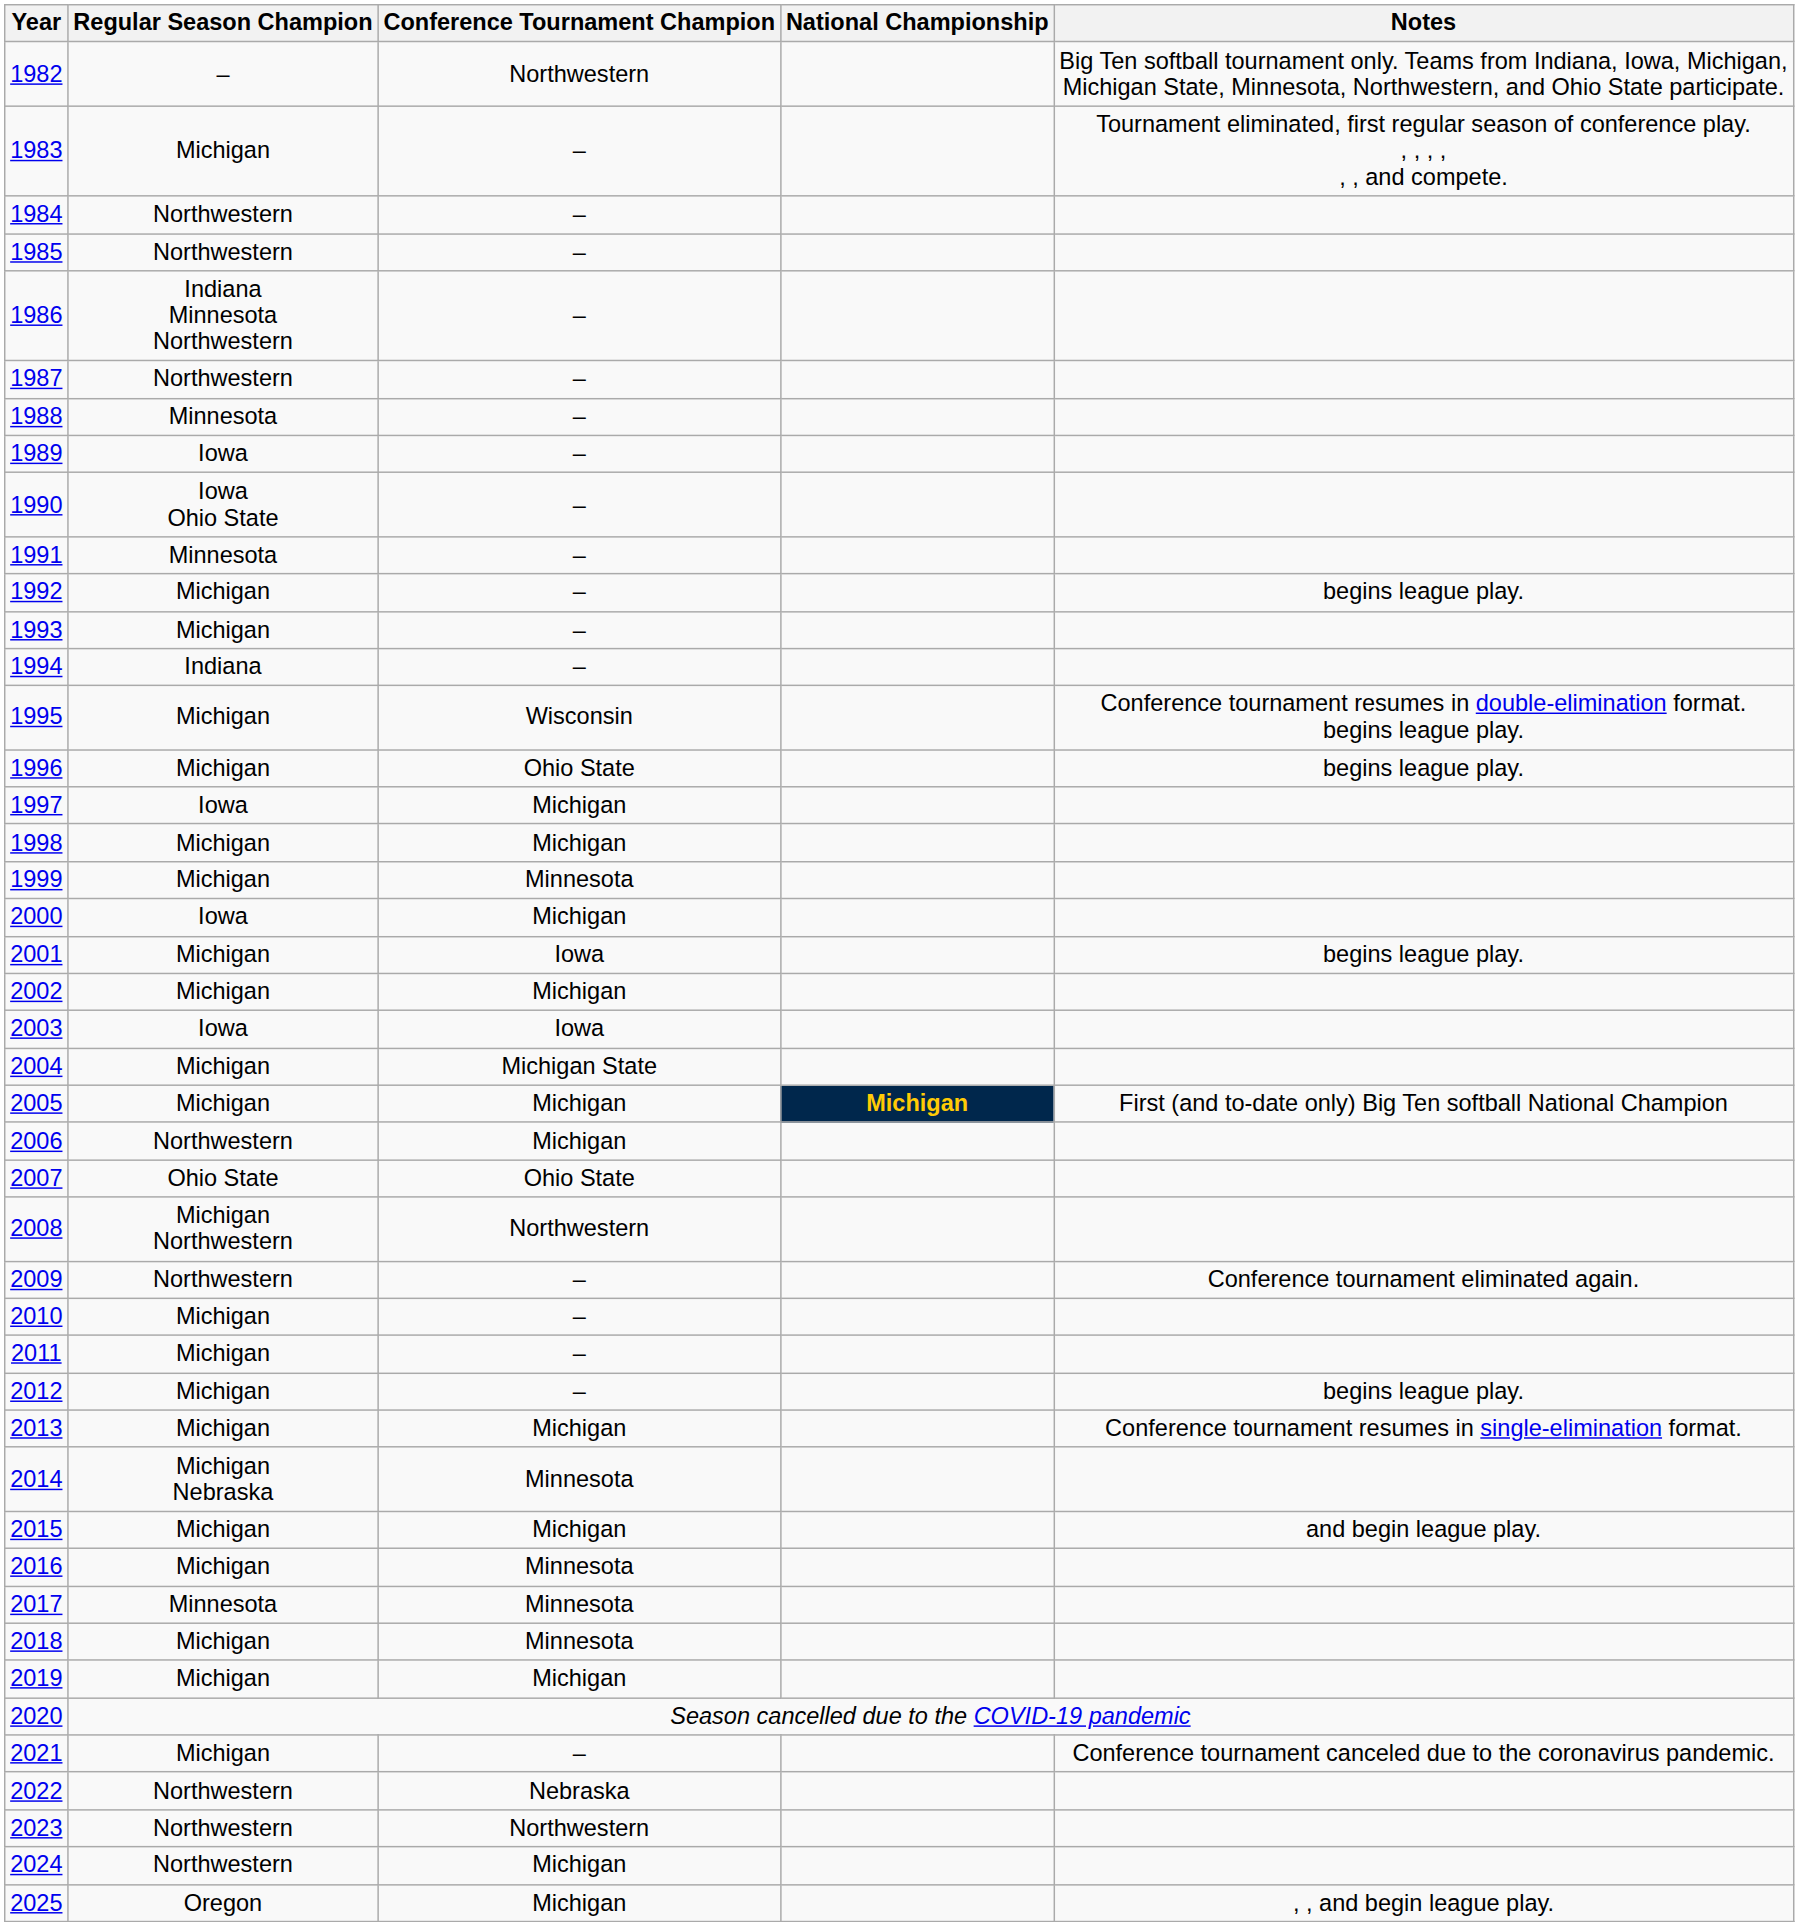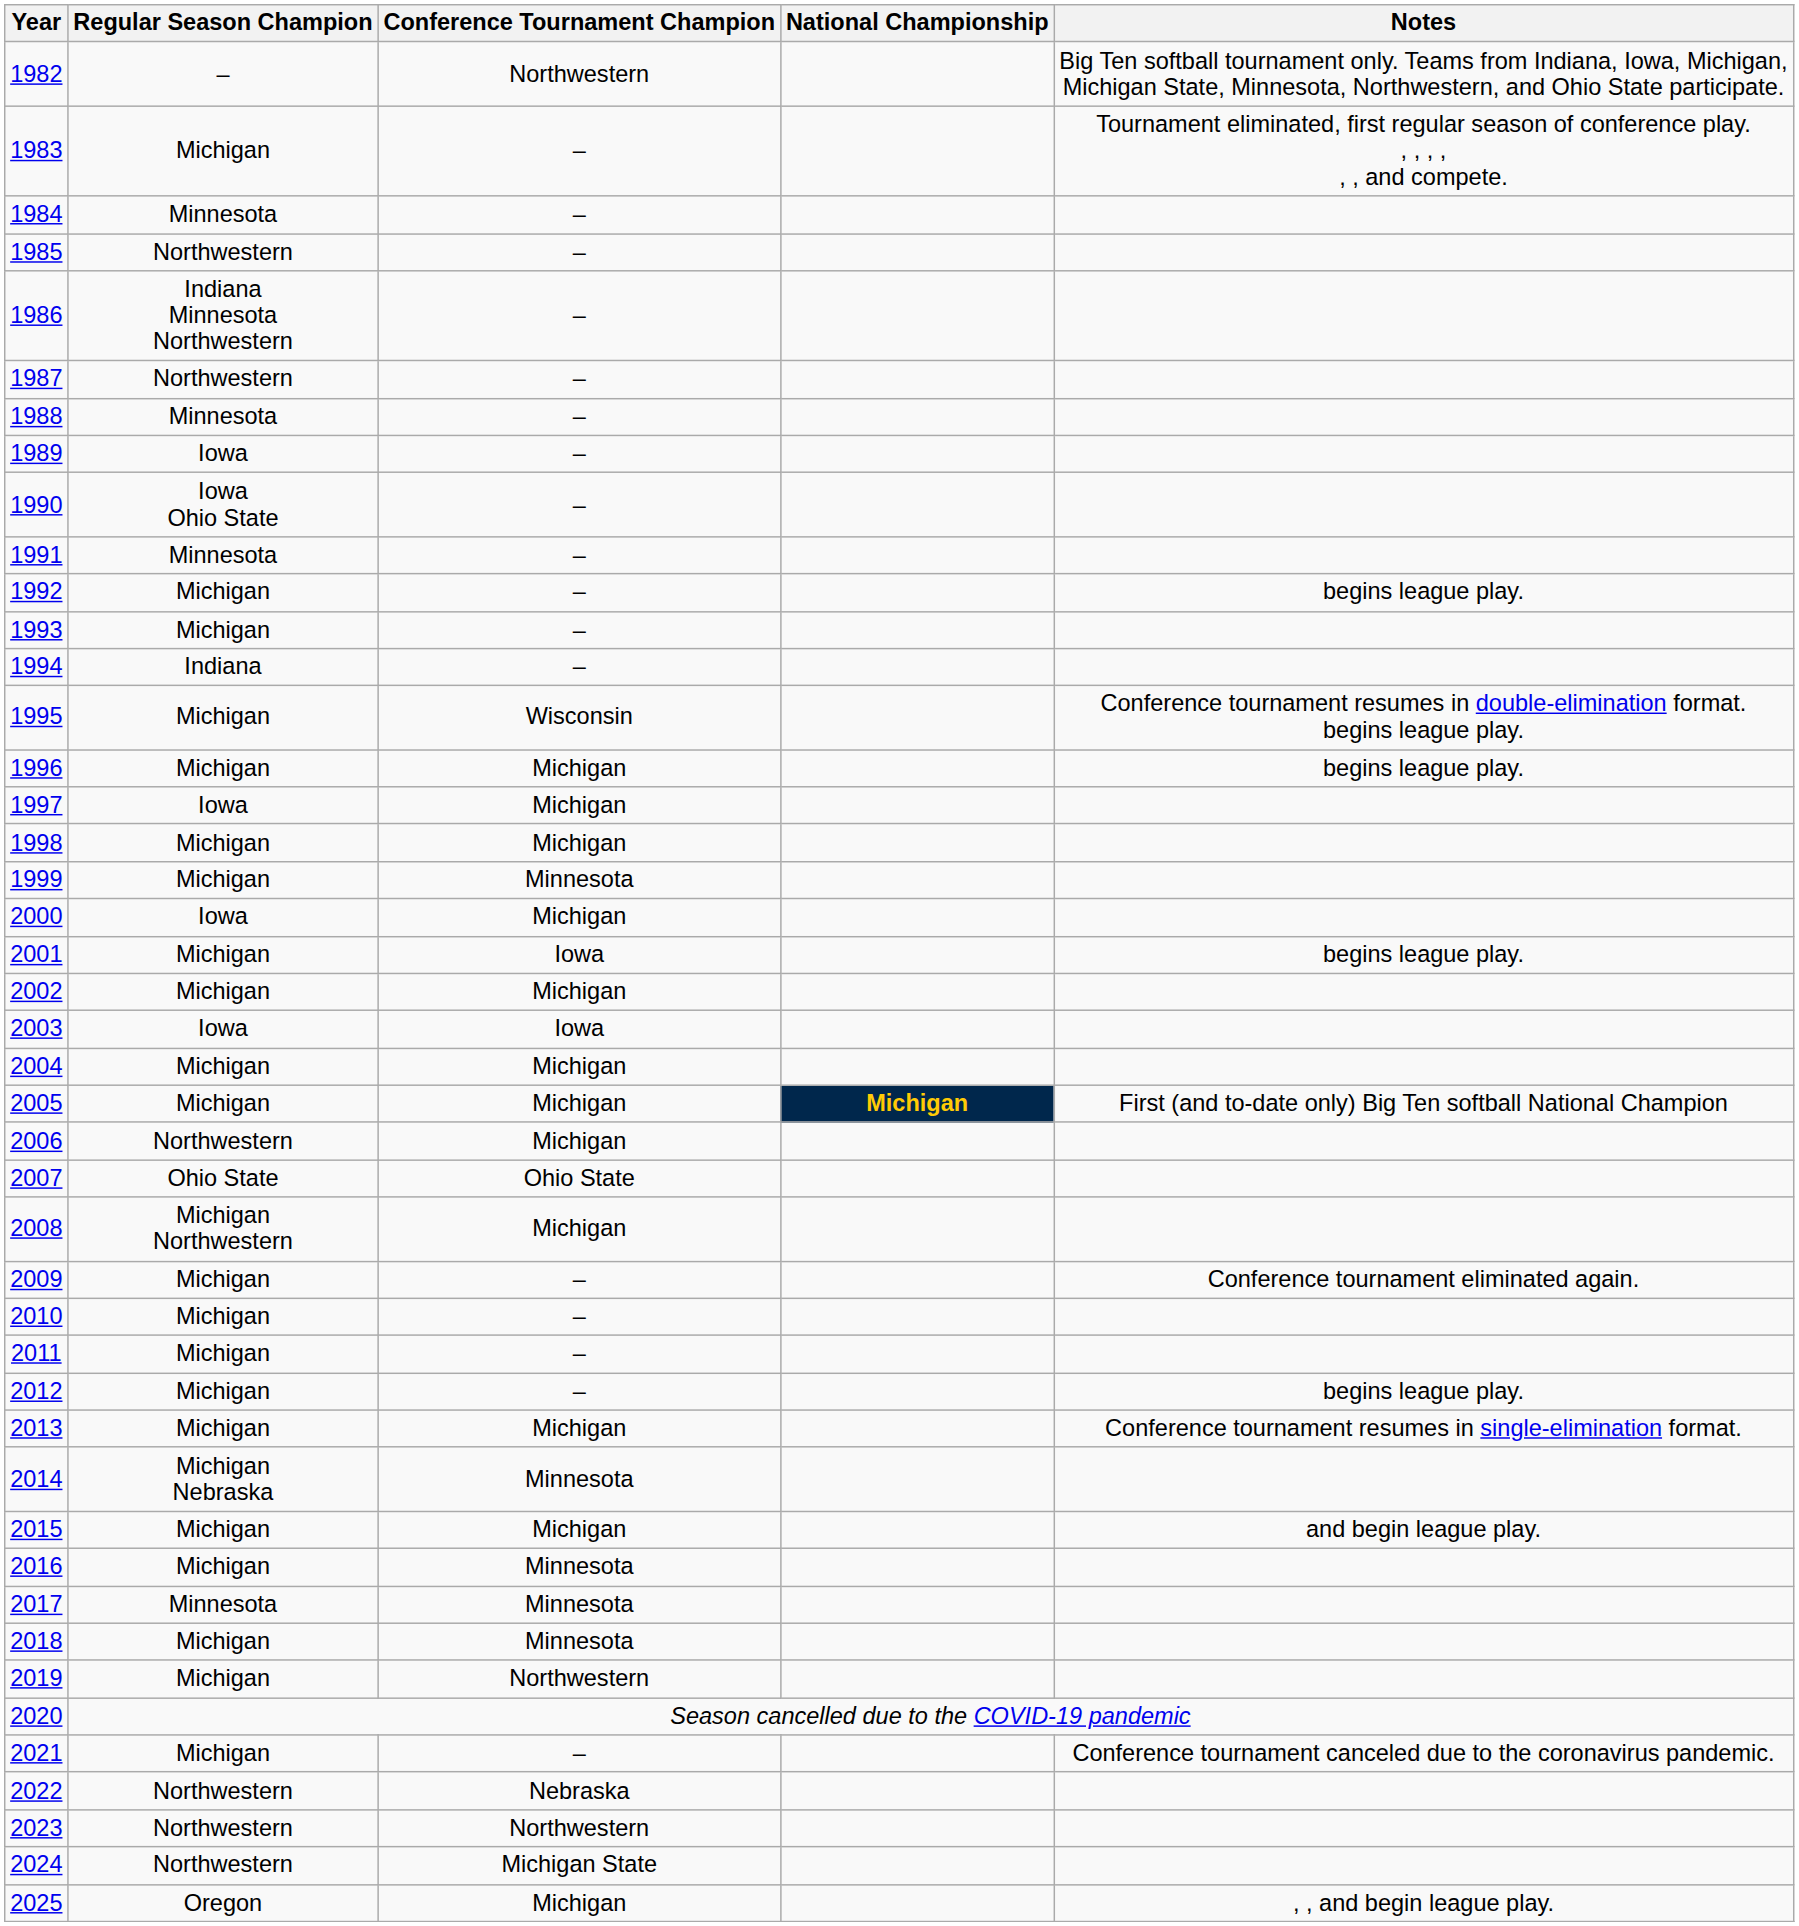(223, 214) Northwestern -> (223, 214) Minnesota
(579, 767) Ohio State -> (579, 767) Michigan
(579, 1066) Michigan State -> (579, 1066) Michigan
(579, 1228) Northwestern -> (579, 1228) Michigan
(223, 1279) Northwestern -> (223, 1279) Michigan
(579, 1678) Michigan -> (579, 1678) Northwestern
(579, 1865) Michigan -> (579, 1865) Michigan State
